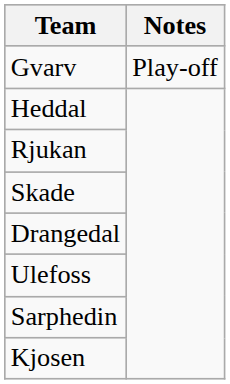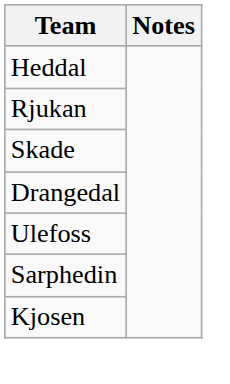- row: (44, 66)
